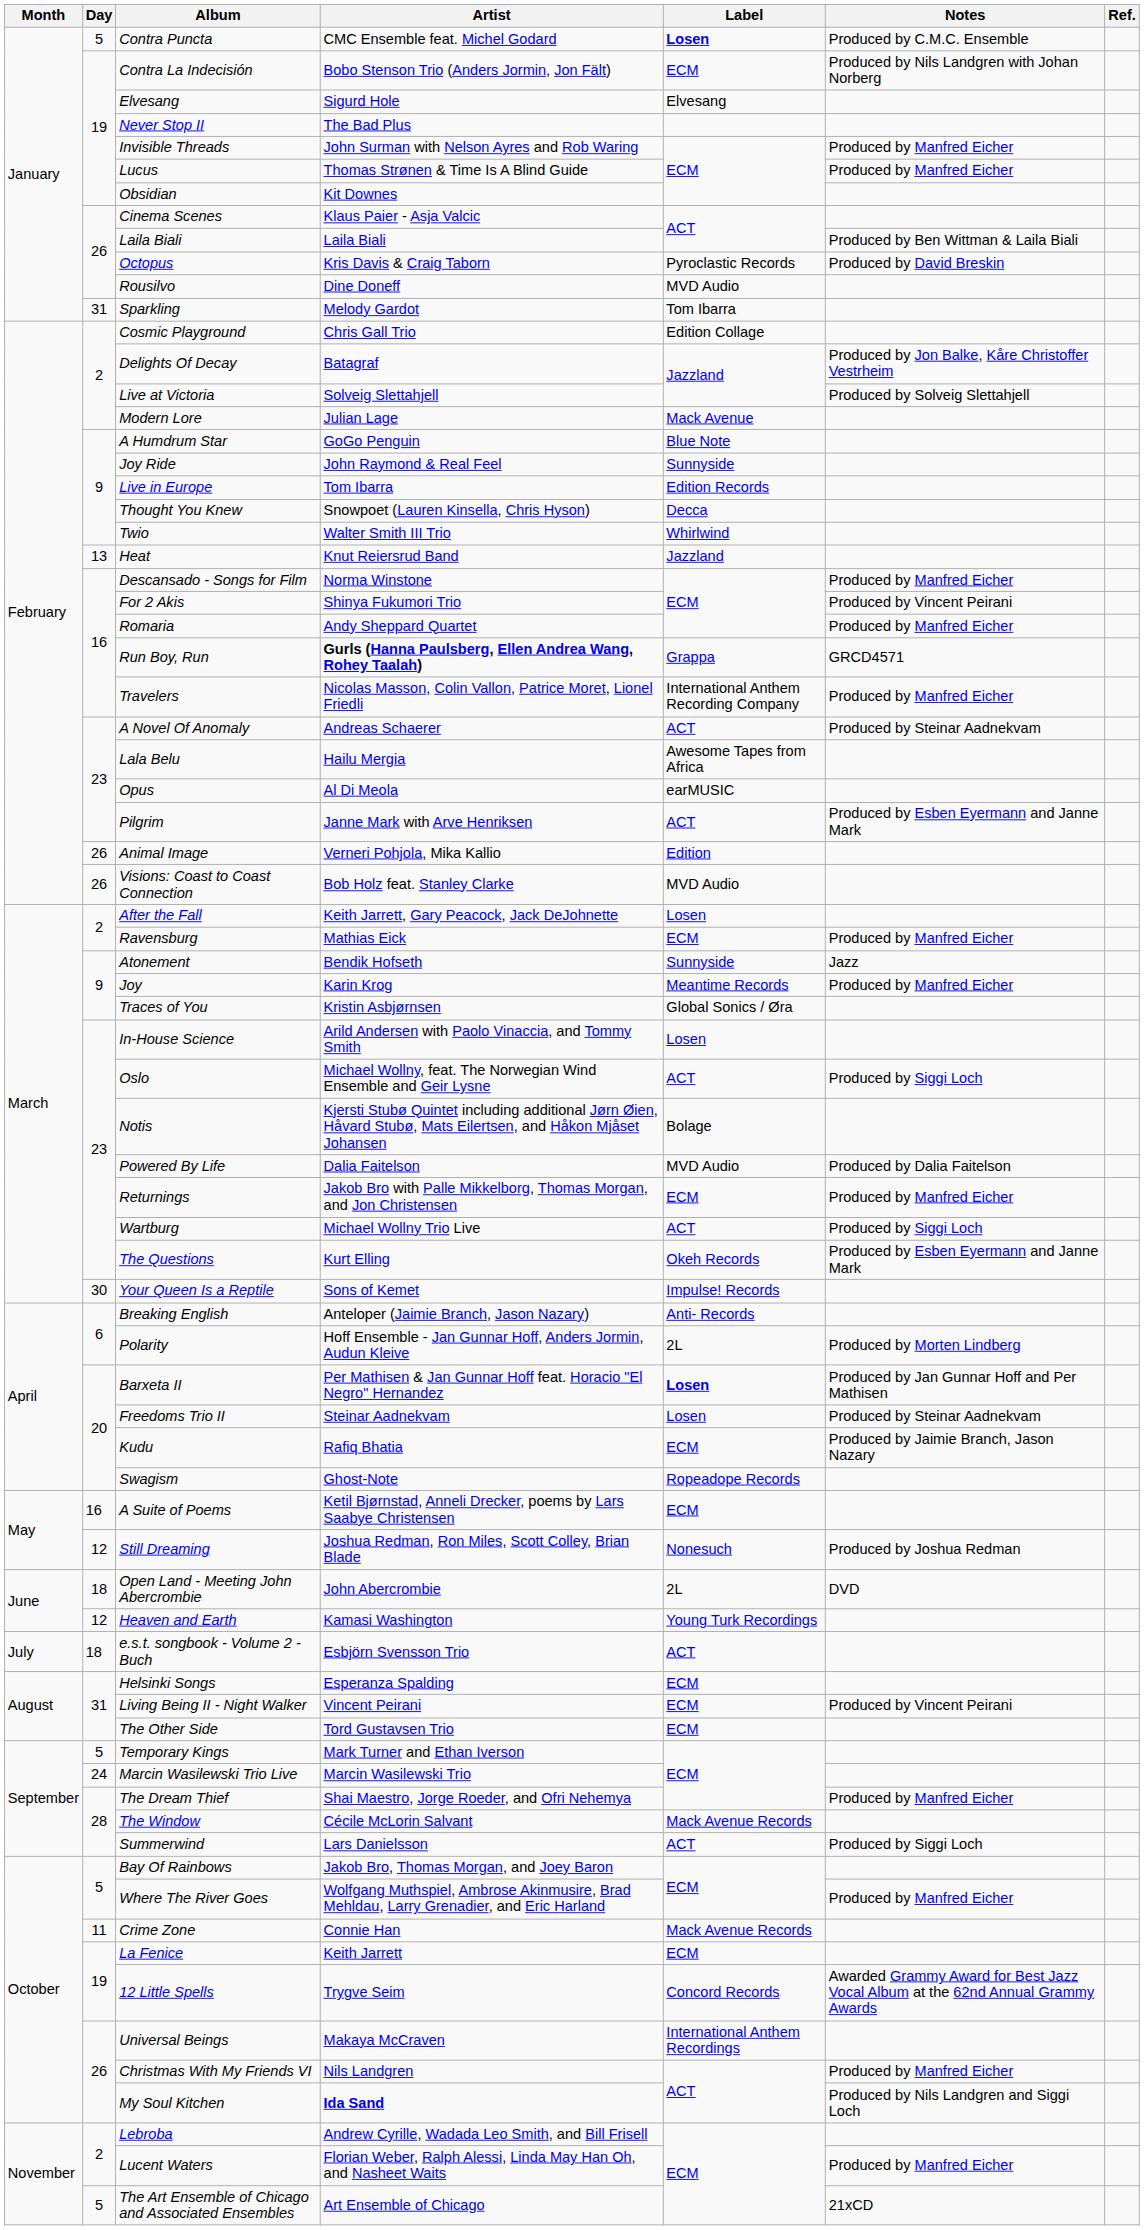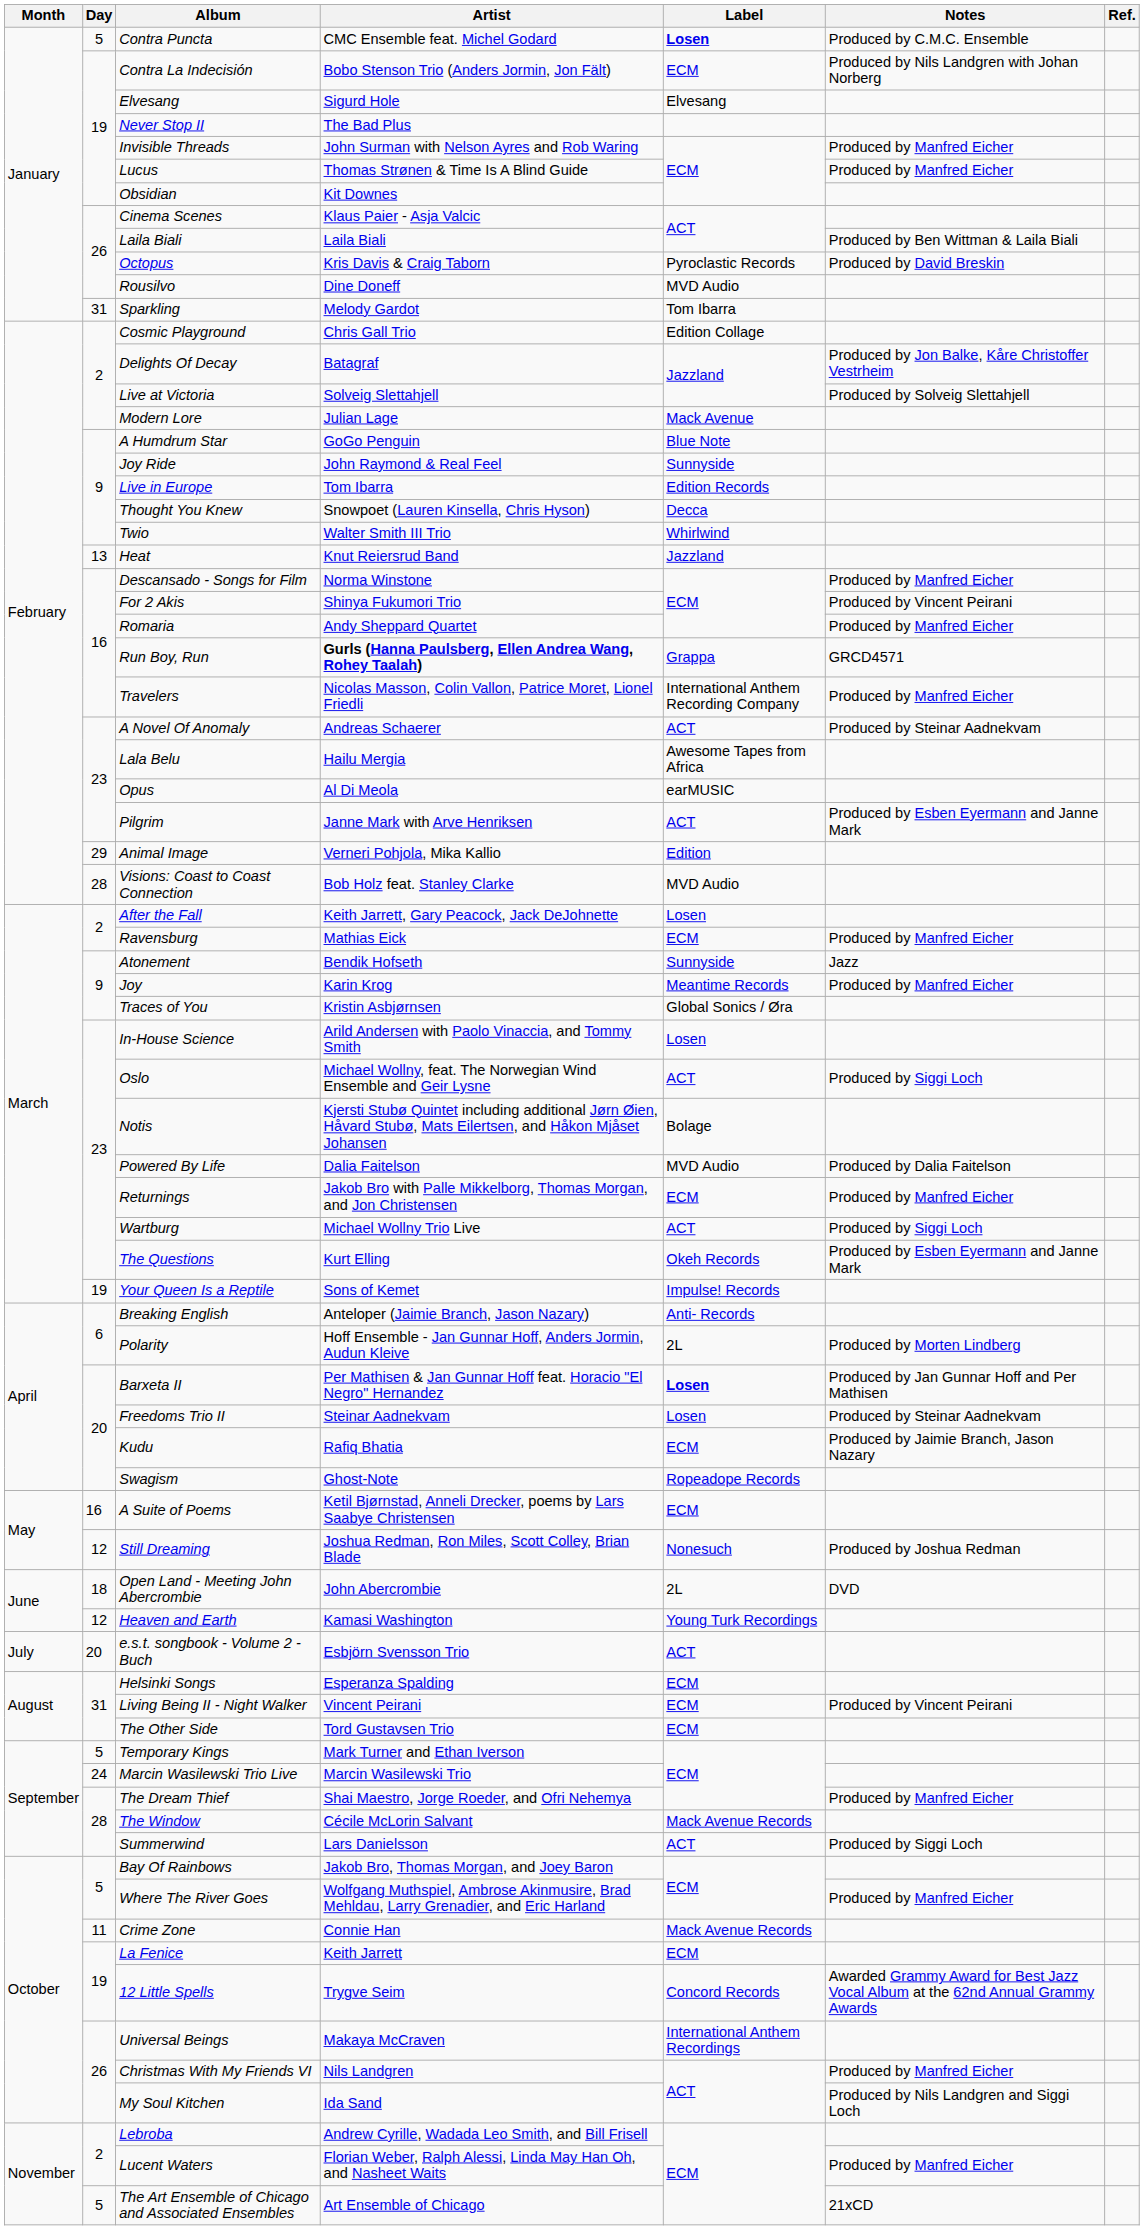(99, 853) 26 -> (99, 853) 29
(99, 884) 26 -> (99, 884) 28
(99, 1291) 30 -> (99, 1291) 19
(94, 1651) 18 -> (94, 1651) 20
(354, 2103) bold -> (353, 2103) normal
